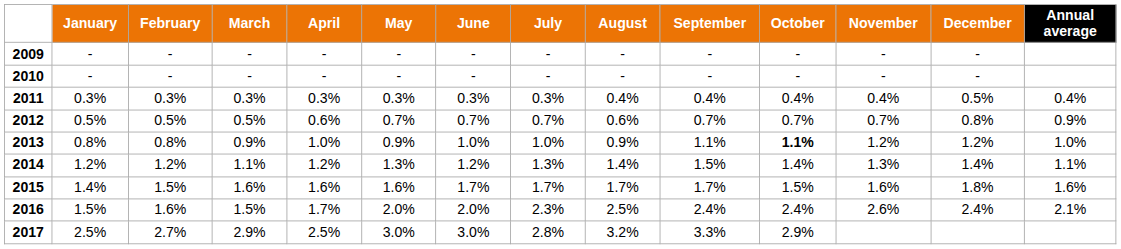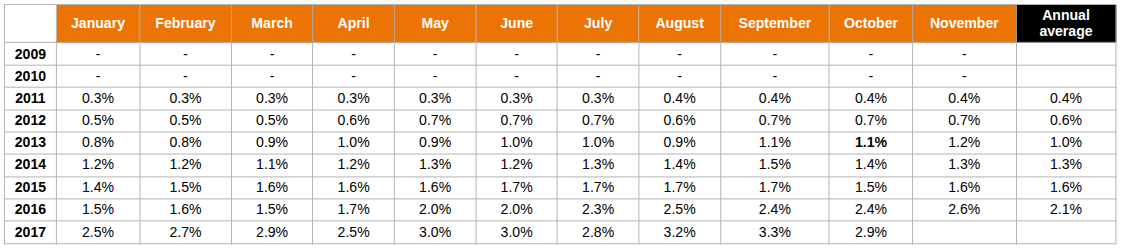- column: (978, 23)
(1070, 120) 0.9% -> (1066, 120) 0.6%
(1070, 165) 1.1% -> (1066, 165) 1.3%
